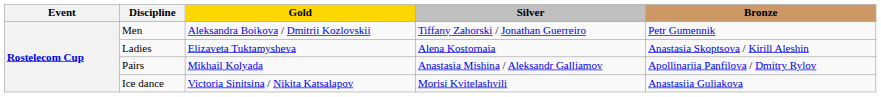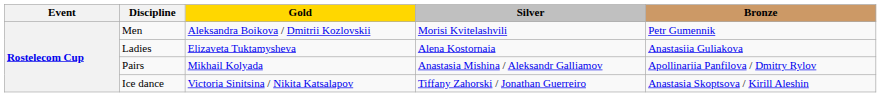(502, 30) Tiffany Zahorski / Jonathan Guerreiro -> (463, 30) Morisi Kvitelashvili
(728, 48) Anastasia Skoptsova / Kirill Aleshin -> (696, 48) Anastasiia Guliakova
(463, 83) Morisi Kvitelashvili -> (502, 83) Tiffany Zahorski / Jonathan Guerreiro
(696, 83) Anastasiia Guliakova -> (728, 83) Anastasia Skoptsova / Kirill Aleshin
